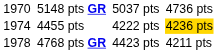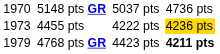(17, 26) 1974 -> (17, 26) 1973
(17, 43) 1978 -> (17, 43) 1979
(189, 43) normal -> (190, 43) bold
